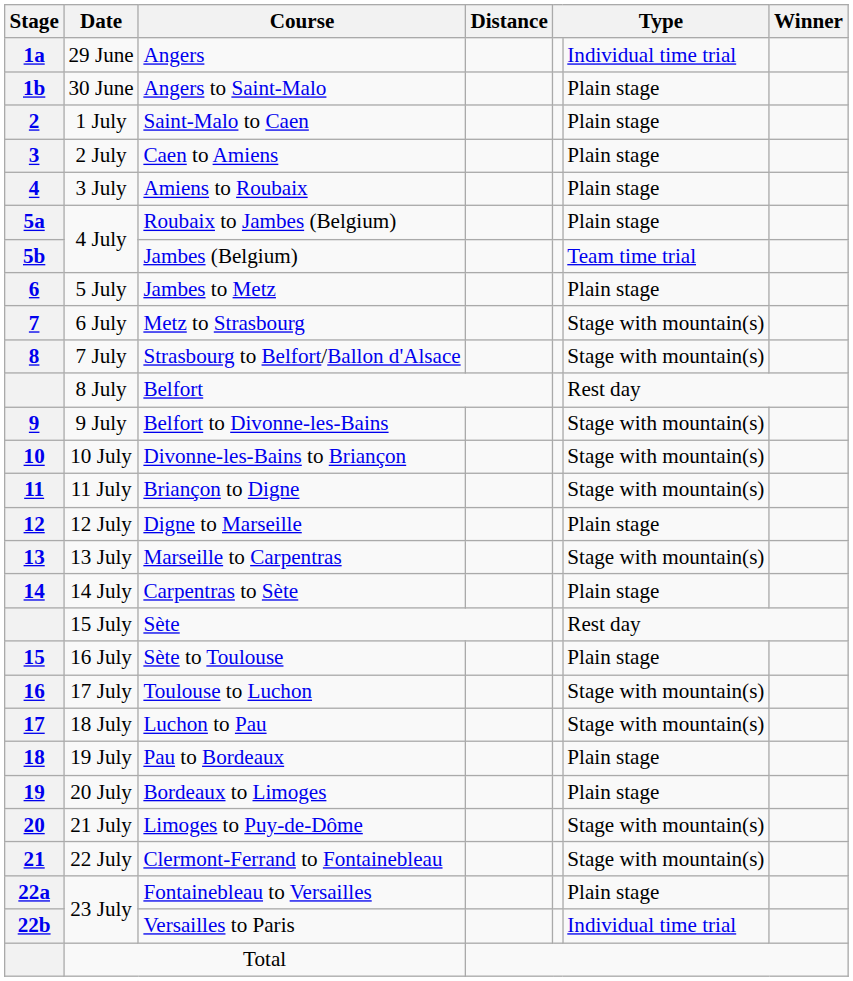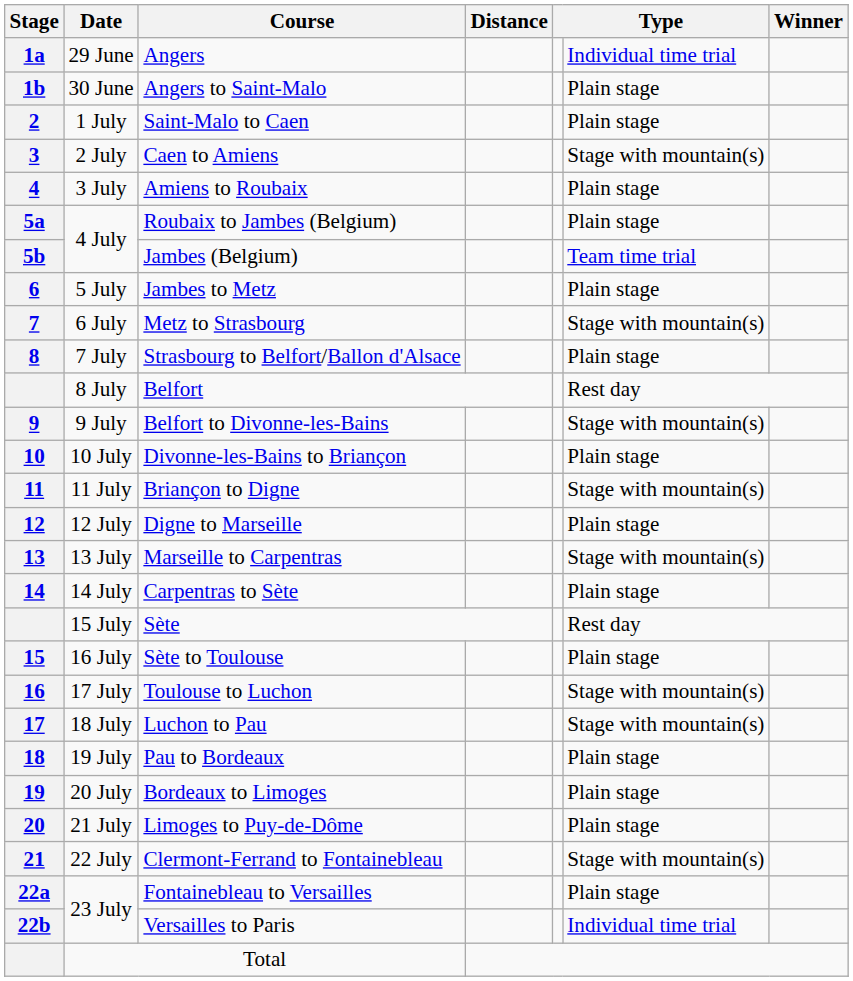(613, 155) Plain stage -> (666, 155) Stage with mountain(s)
(666, 356) Stage with mountain(s) -> (613, 356) Plain stage
(666, 456) Stage with mountain(s) -> (613, 456) Plain stage
(666, 825) Stage with mountain(s) -> (613, 825) Plain stage
